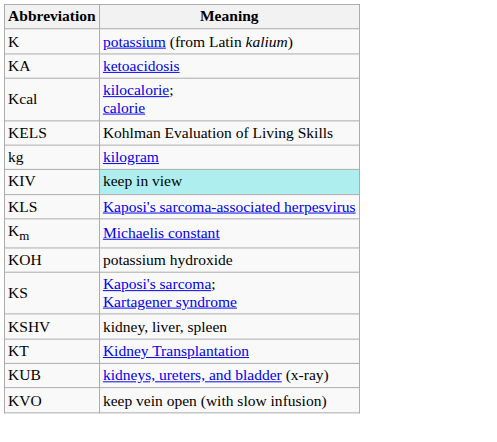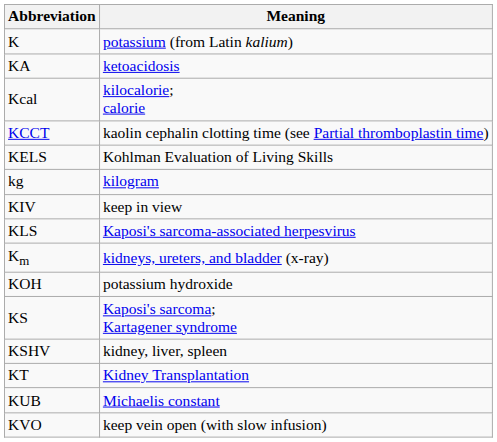+ row: (29, 132)
(143, 181) paleturquoise background -> (143, 206) no background
(161, 233) Michaelis constant -> (216, 257) kidneys, ureters, and bladder (x-ray)
(216, 375) kidneys, ureters, and bladder (x-ray) -> (161, 400) Michaelis constant
